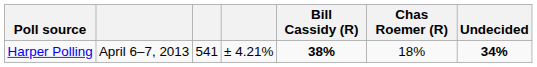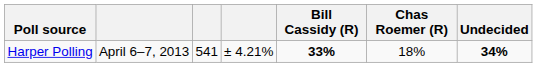(322, 51) 38% -> (322, 51) 33%
